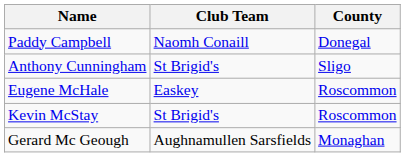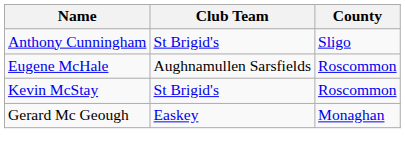- row: (60, 41)
(176, 90) Easkey -> (232, 66) Aughnamullen Sarsfields
(232, 139) Aughnamullen Sarsfields -> (176, 115) Easkey
